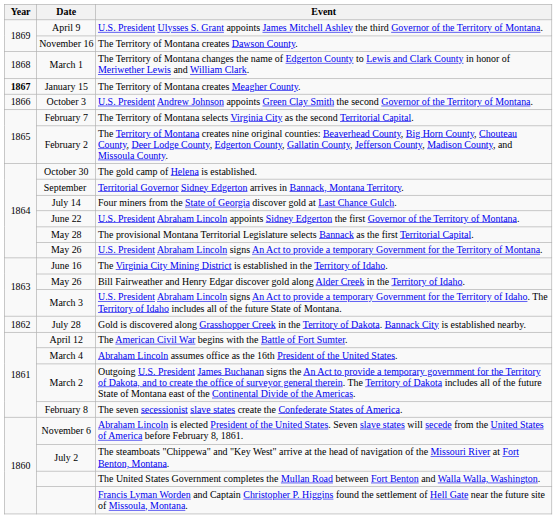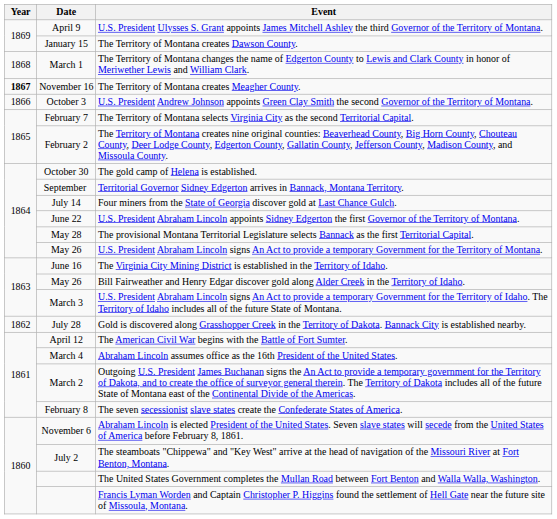(66, 43) November 16 -> (66, 43) January 15
(66, 86) January 15 -> (66, 86) November 16
